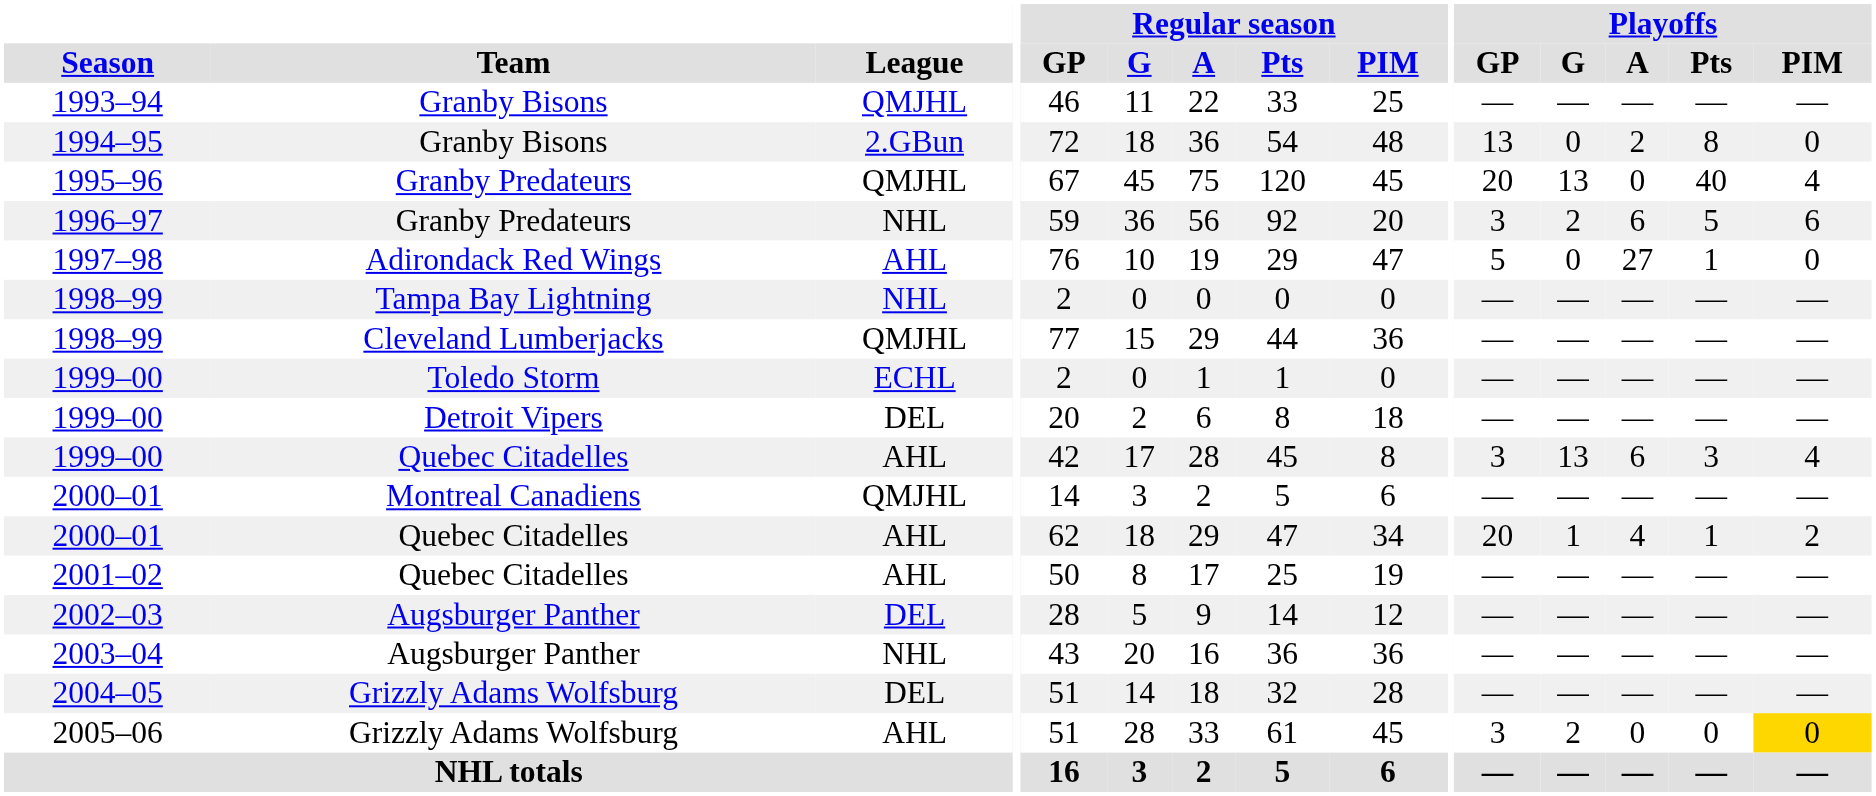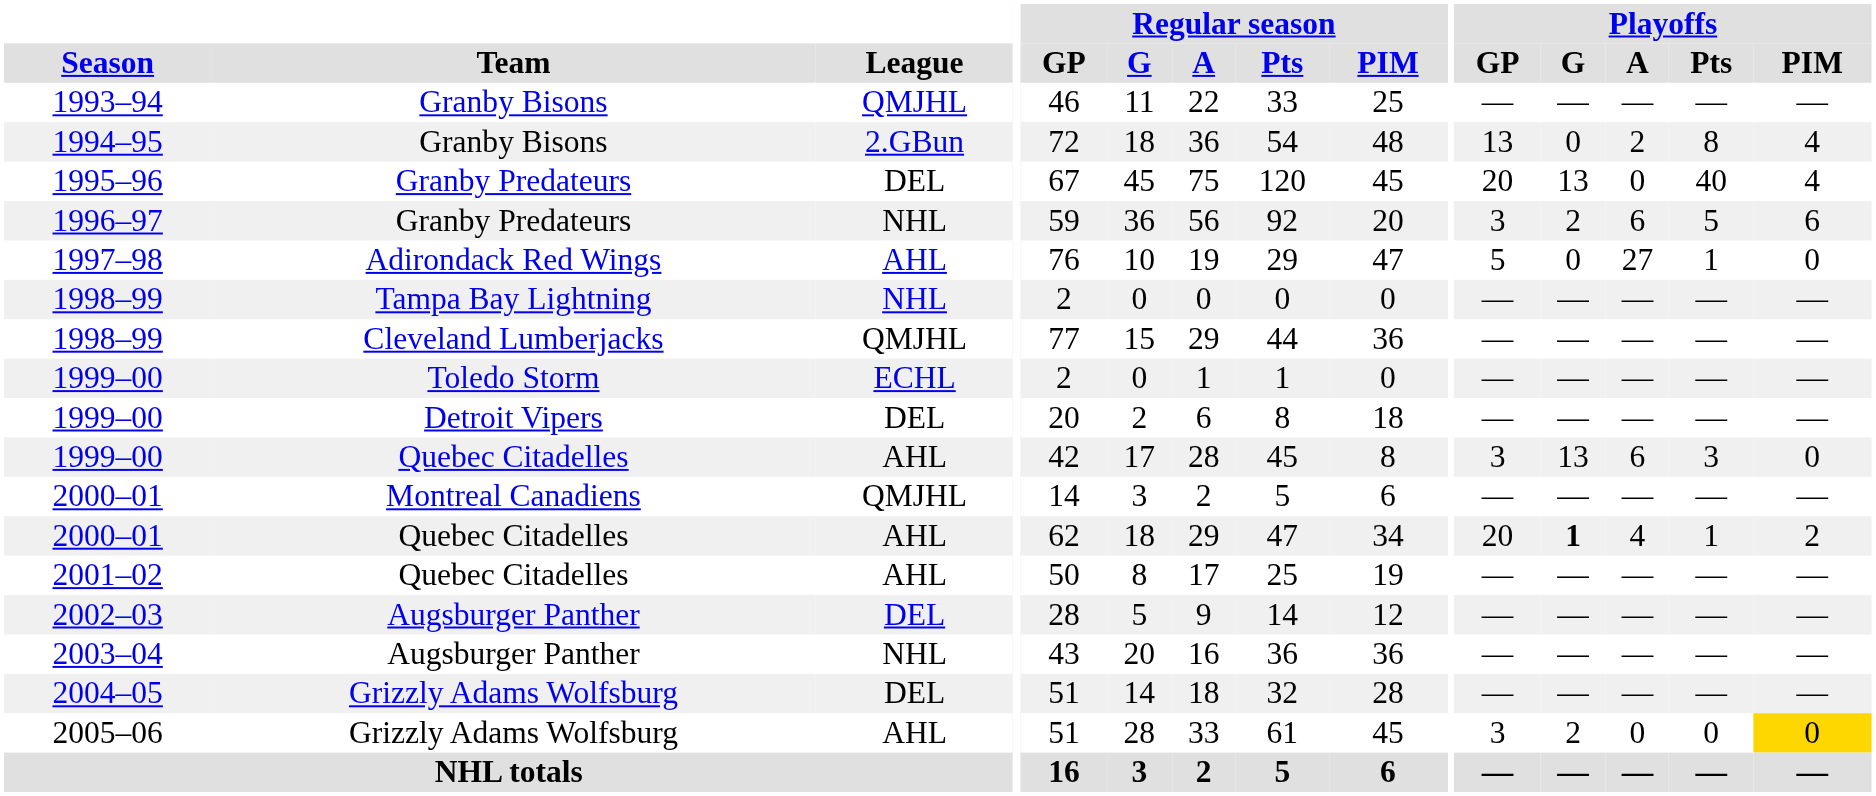(1812, 141) 0 -> (1812, 141) 4
(915, 180) QMJHL -> (915, 180) DEL
(1812, 456) 4 -> (1812, 456) 0
(1573, 535) normal -> (1573, 535) bold
